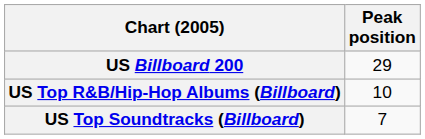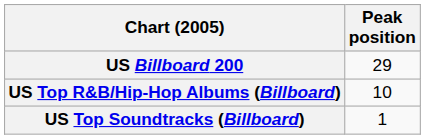(382, 119) 7 -> (382, 119) 1
